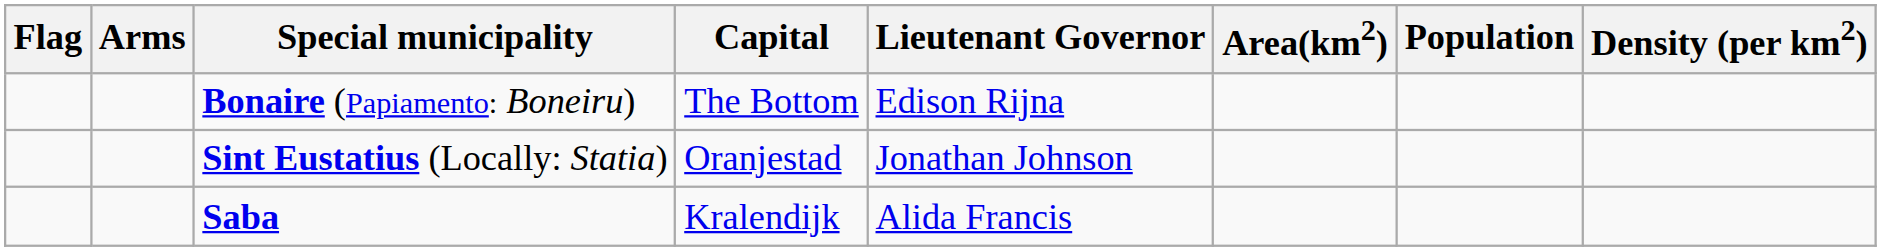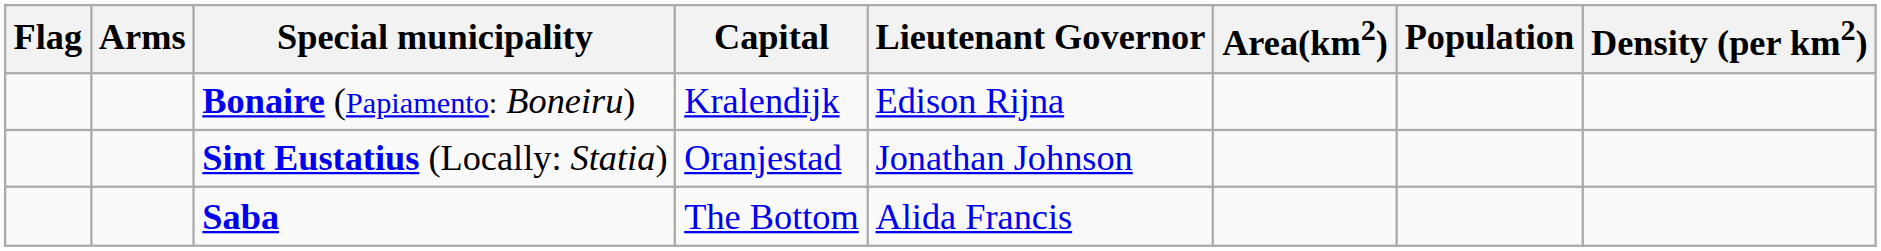(771, 100) The Bottom -> (762, 100) Kralendijk
(762, 215) Kralendijk -> (771, 215) The Bottom
